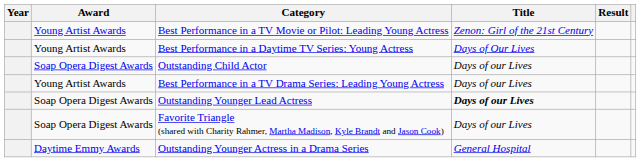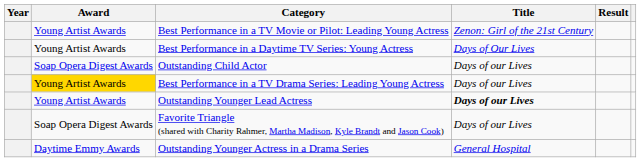(80, 83) no background -> (80, 83) gold background
(93, 100) Soap Opera Digest Awards -> (80, 100) Young Artist Awards
